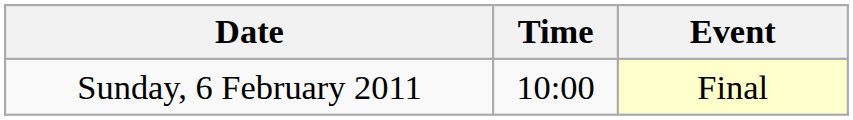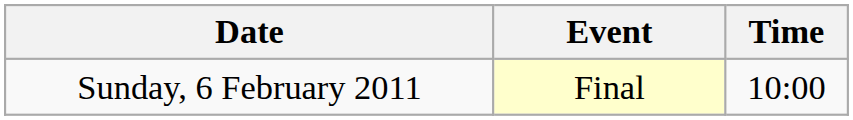columns swapped: (556, 31) <-> (733, 31)
